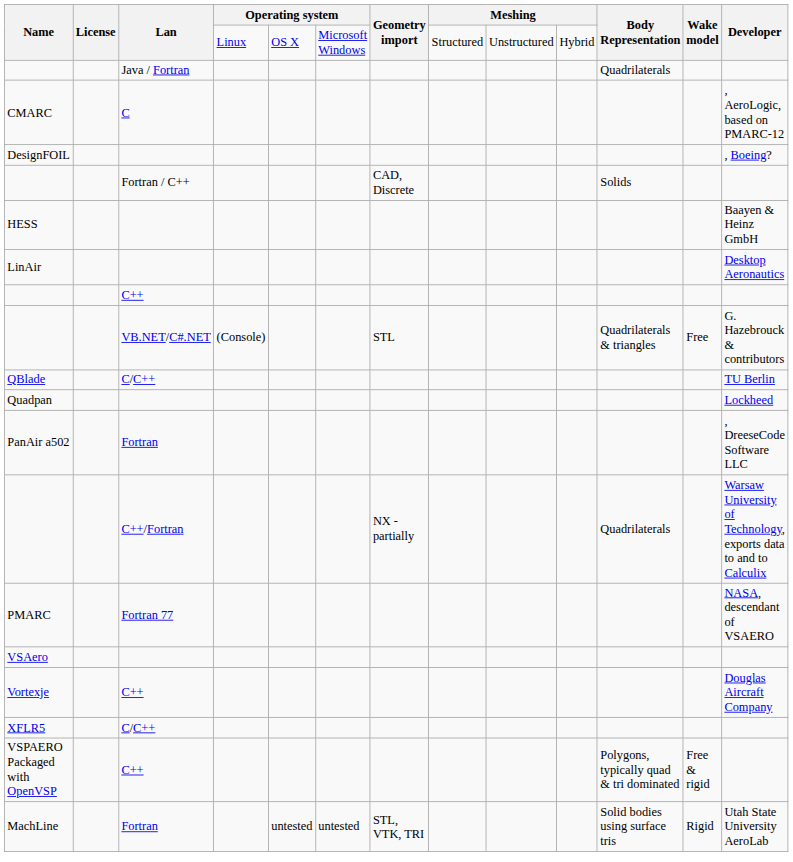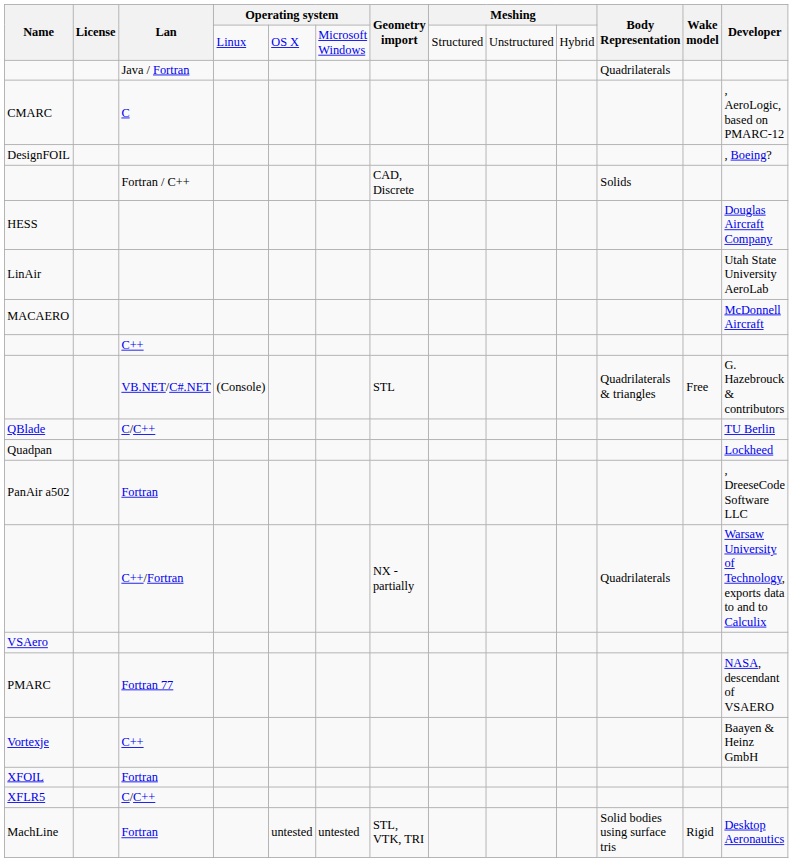(749, 225) Baayen & Heinz GmbH -> (748, 225) Douglas Aircraft Company
(754, 267) Desktop Aeronautics -> (751, 275) Utah State University AeroLab
+ row: (38, 317)
rows swapped: (29, 615) <-> (28, 657)
(748, 692) Douglas Aircraft Company -> (749, 742) Baayen & Heinz GmbH
+ row: (26, 777)
- row: (35, 770)
(751, 827) Utah State University AeroLab -> (754, 832) Desktop Aeronautics
